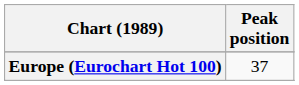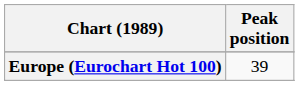(260, 66) 37 -> (260, 66) 39
